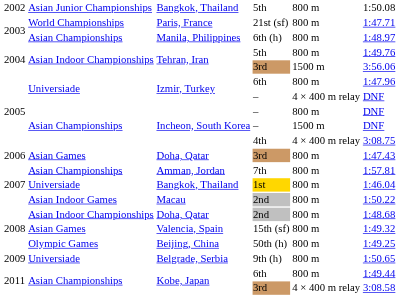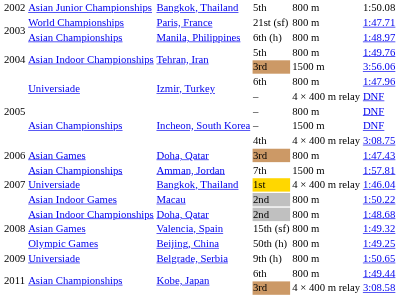(306, 170) 800 m -> (308, 170) 1500 m
(306, 185) 800 m -> (326, 185) 4 × 400 m relay
